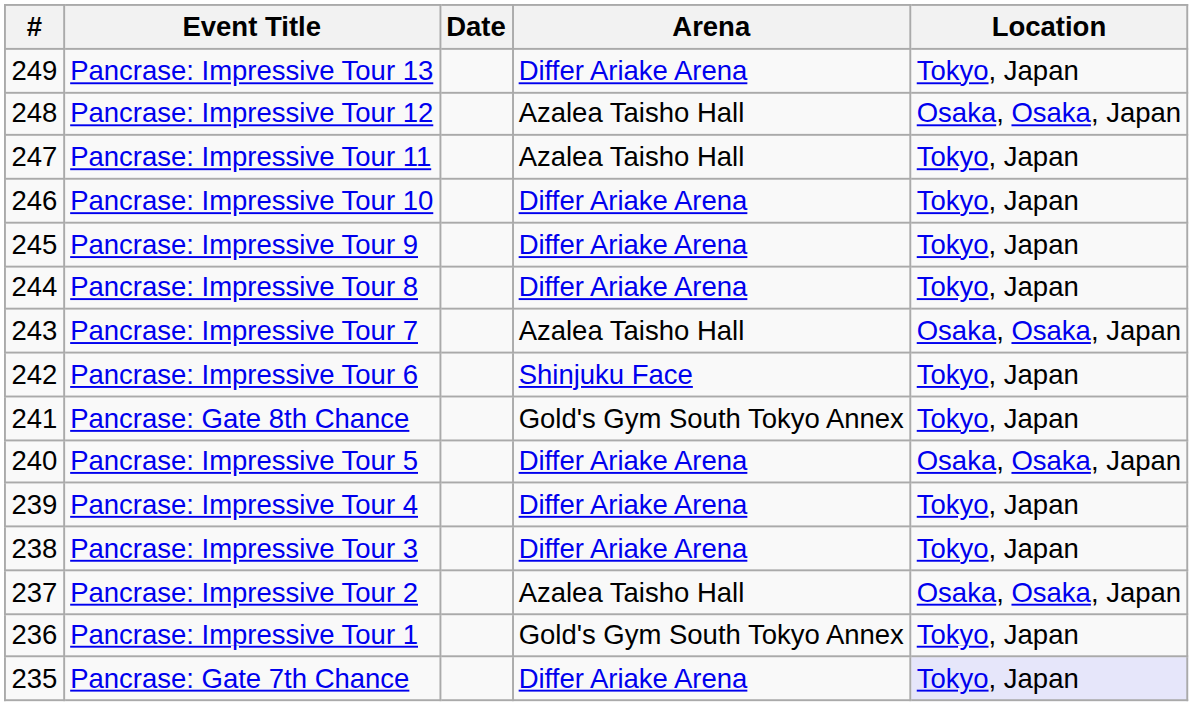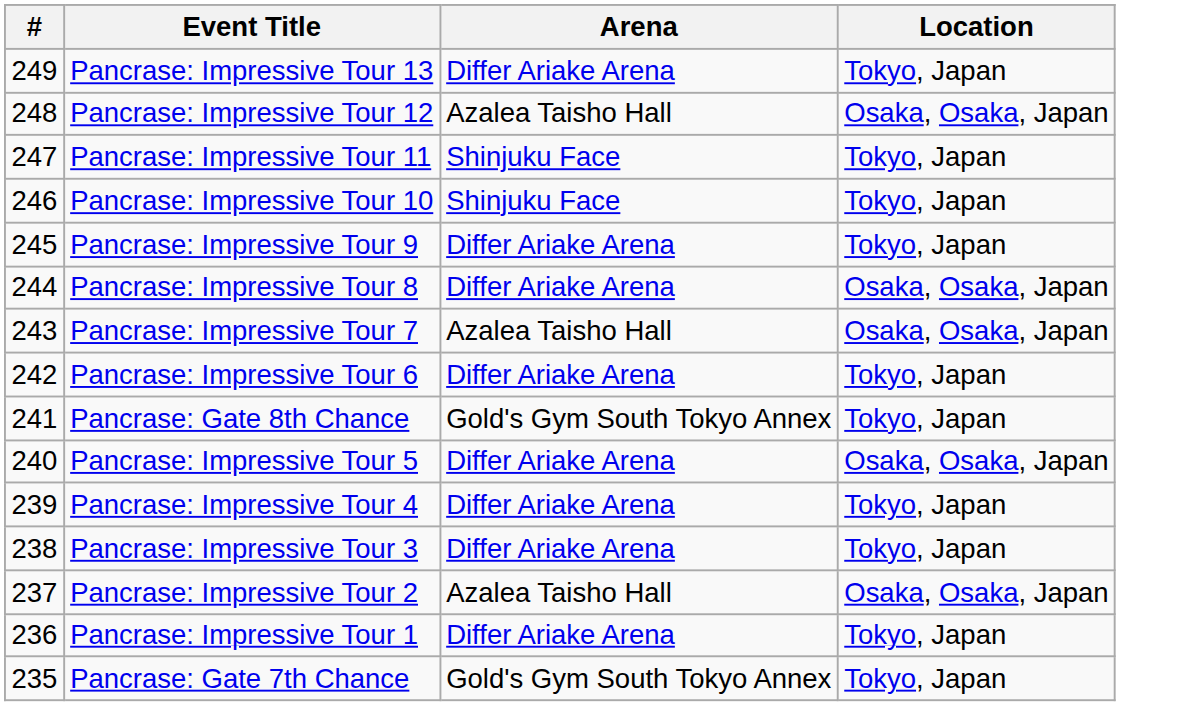- column: (476, 27)
(631, 157) Azalea Taisho Hall -> (533, 157) Shinjuku Face
(633, 201) Differ Ariake Arena -> (533, 201) Shinjuku Face
(998, 288) Tokyo, Japan -> (976, 288) Osaka, Osaka, Japan
(606, 375) Shinjuku Face -> (561, 375) Differ Ariake Arena
(711, 635) Gold's Gym South Tokyo Annex -> (561, 635) Differ Ariake Arena
(633, 679) Differ Ariake Arena -> (639, 679) Gold's Gym South Tokyo Annex
(998, 679) lavender background -> (925, 679) no background
